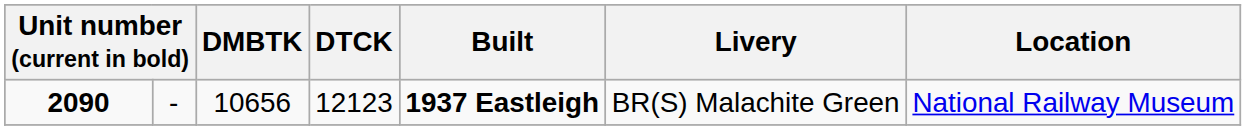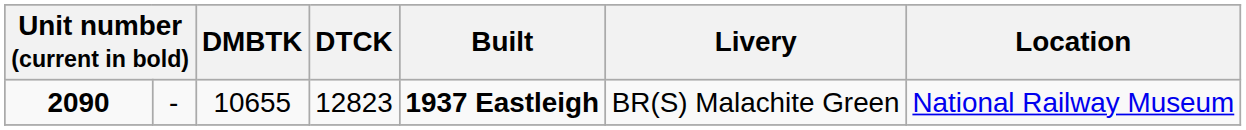(252, 102) 10656 -> (252, 102) 10655
(354, 102) 12123 -> (354, 102) 12823
